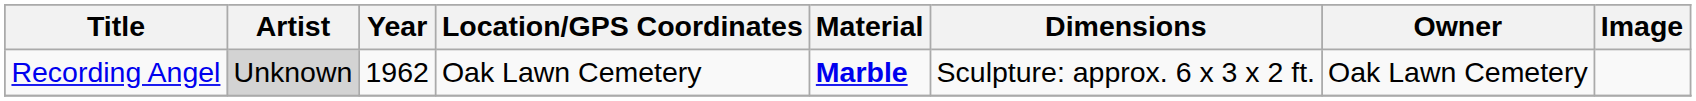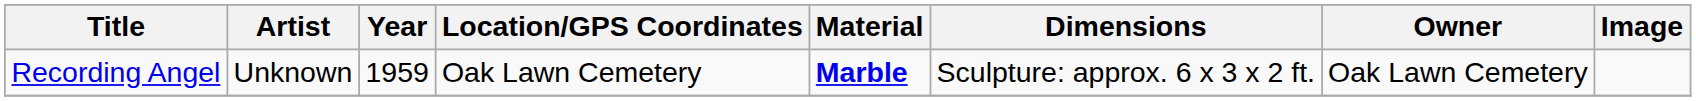(293, 72) lightgrey background -> (293, 72) no background
(397, 72) 1962 -> (397, 72) 1959
